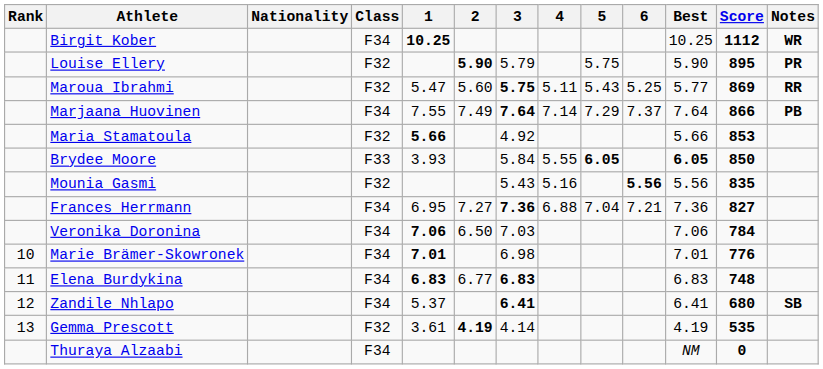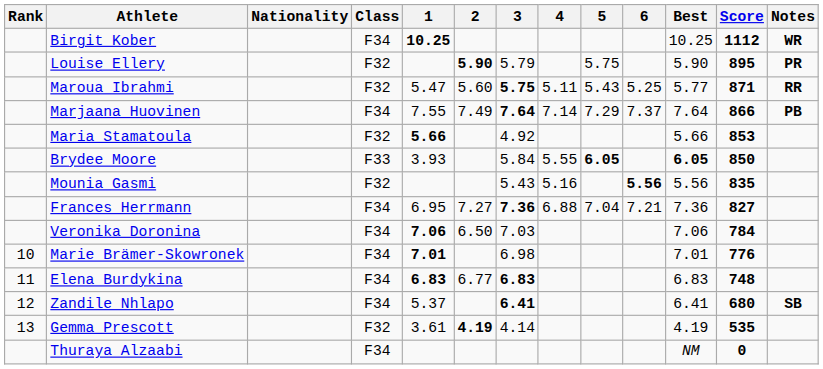(742, 88) 869 -> (742, 88) 871
